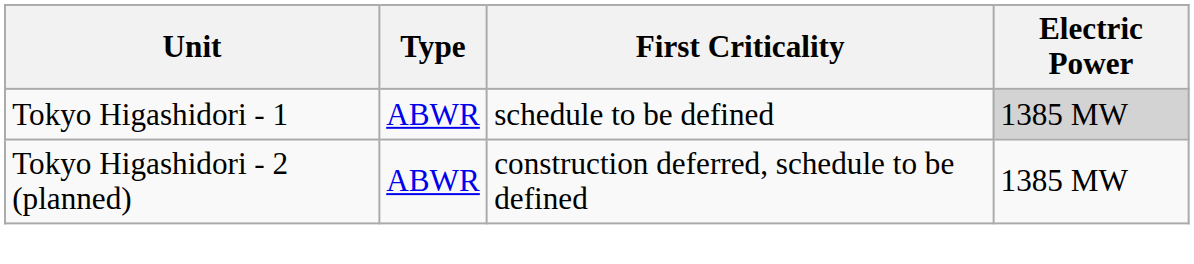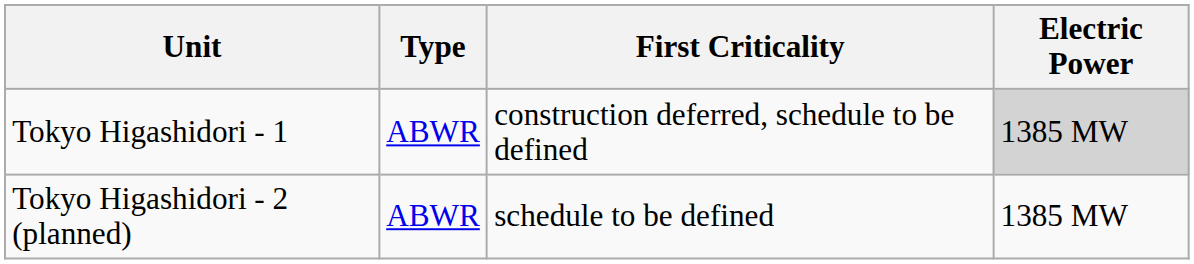(634, 113) schedule to be defined -> (724, 131) construction deferred, schedule to be defined
(724, 180) construction deferred, schedule to be defined -> (634, 215) schedule to be defined
